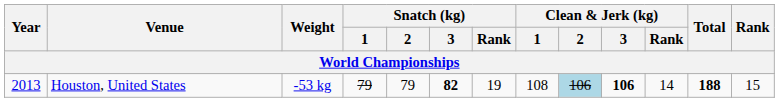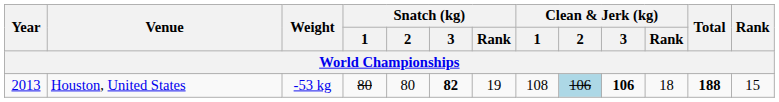(365, 85) 79 -> (365, 85) 80
(408, 85) 79 -> (408, 85) 80
(666, 85) 14 -> (666, 85) 18
